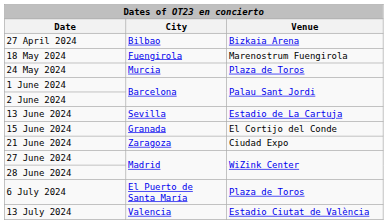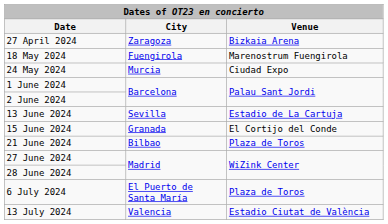(144, 41) Bilbao -> (150, 41) Zaragoza
(267, 70) Plaza de Toros -> (259, 70) Ciudad Expo
(150, 143) Zaragoza -> (144, 143) Bilbao
(259, 143) Ciudad Expo -> (267, 143) Plaza de Toros
